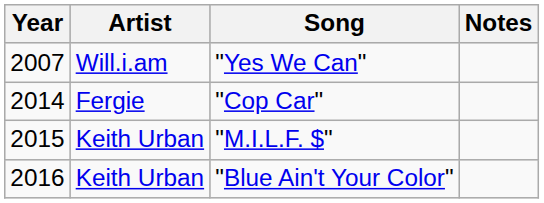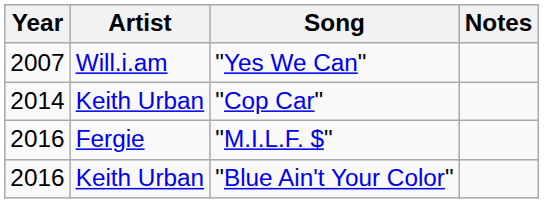(110, 100) Fergie -> (140, 100) Keith Urban
(37, 139) 2015 -> (37, 139) 2016
(140, 139) Keith Urban -> (110, 139) Fergie
